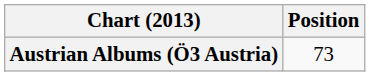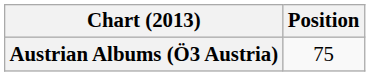(324, 53) 73 -> (324, 53) 75
